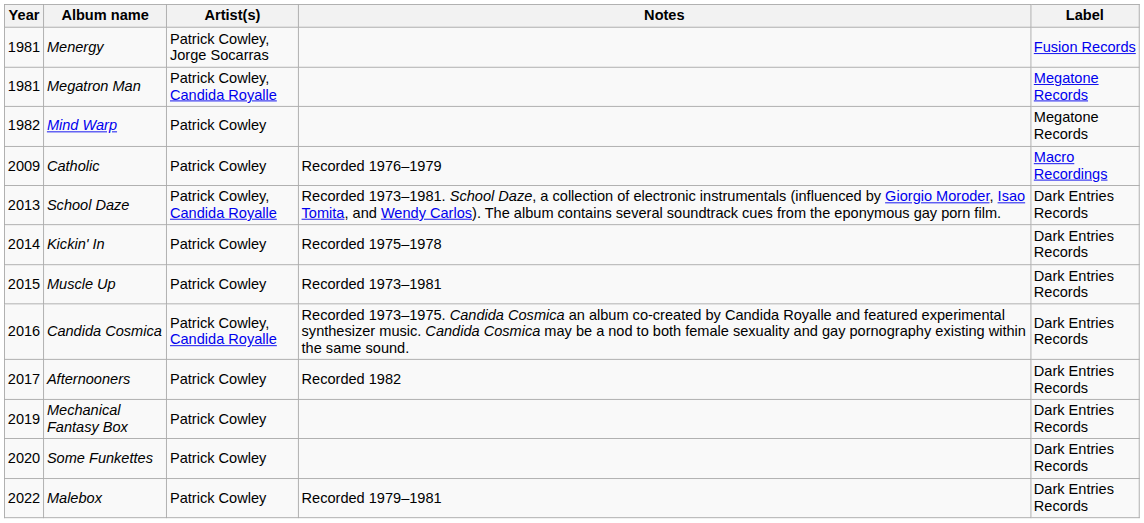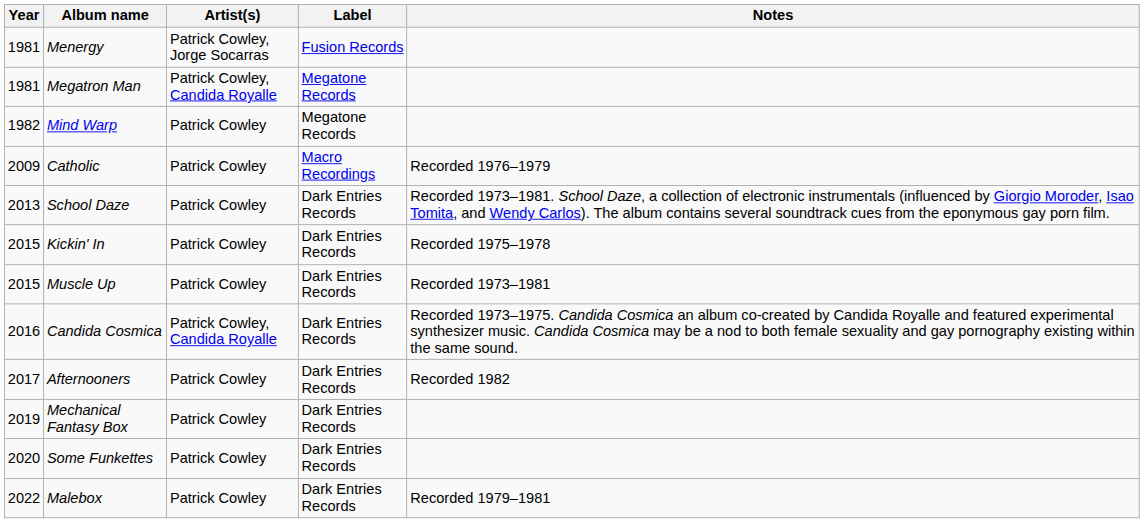columns swapped: (1085, 16) <-> (664, 16)
(223, 205) Patrick Cowley, Candida Royalle -> (218, 205) Patrick Cowley
(24, 244) 2014 -> (24, 244) 2015
